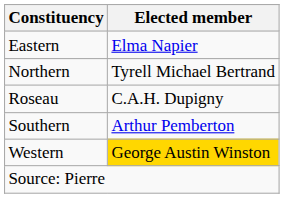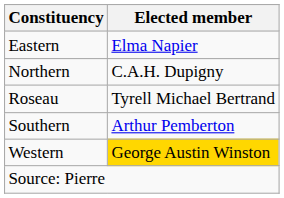(193, 71) Tyrell Michael Bertrand -> (167, 71) C.A.H. Dupigny
(167, 98) C.A.H. Dupigny -> (193, 98) Tyrell Michael Bertrand
